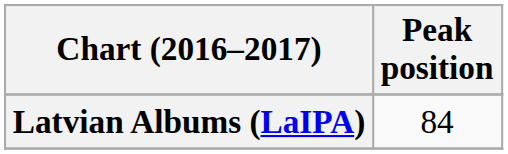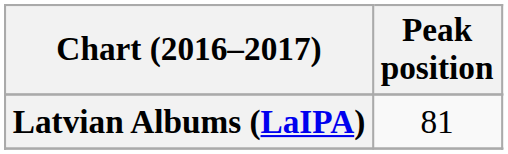(437, 121) 84 -> (437, 121) 81
